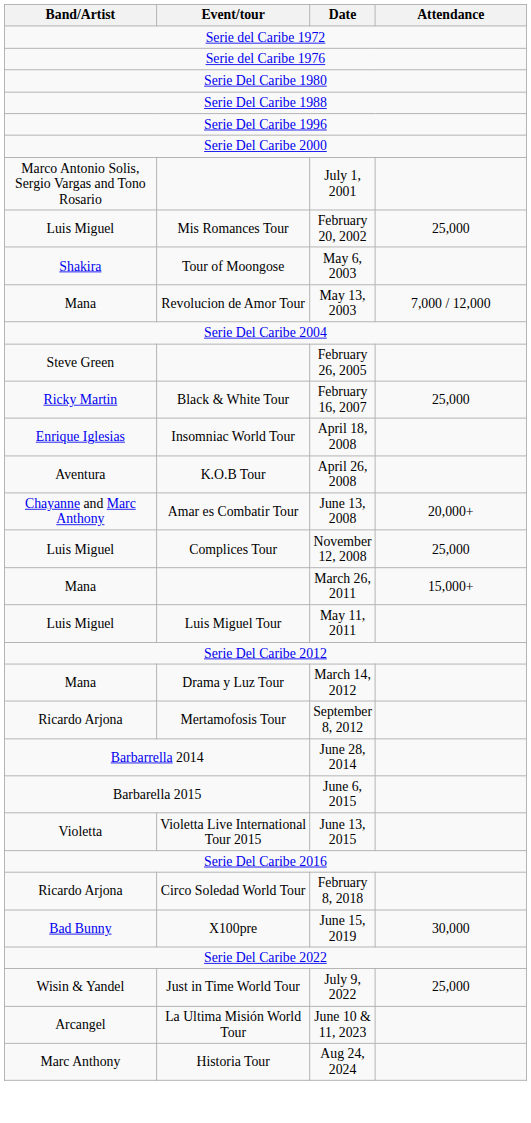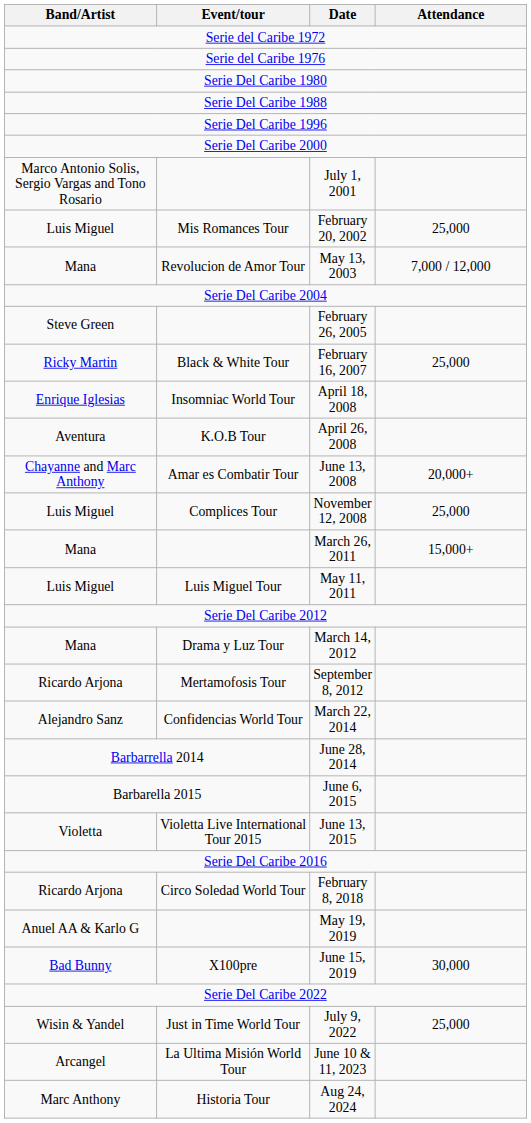- row: (343, 265)
+ row: (343, 719)
+ row: (343, 928)
